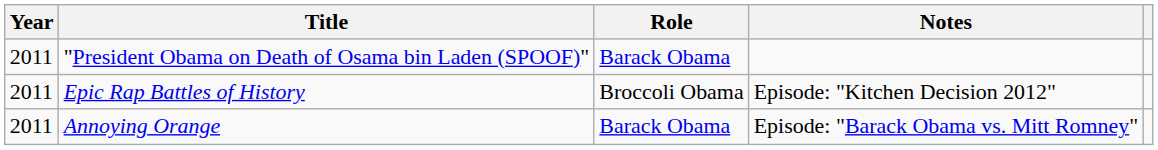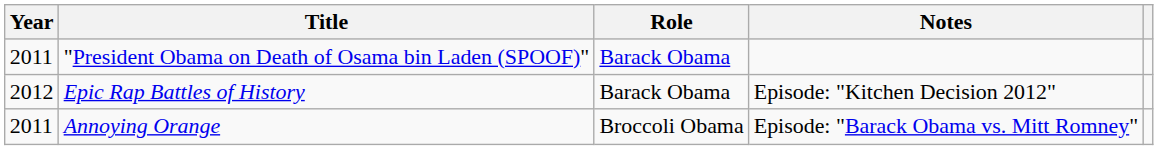(31, 91) 2011 -> (32, 91) 2012
(672, 91) Broccoli Obama -> (665, 91) Barack Obama
(665, 126) Barack Obama -> (672, 126) Broccoli Obama
